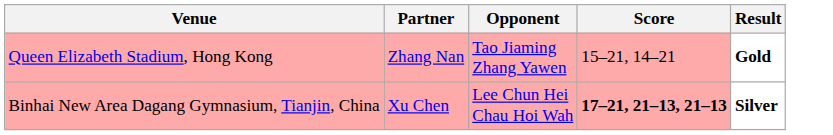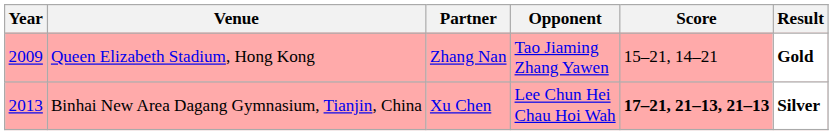+ column: (26, 19)
